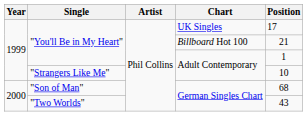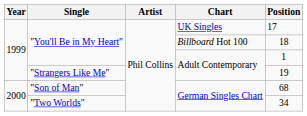(284, 42) 21 -> (284, 42) 18
(284, 73) 10 -> (284, 73) 19
(284, 103) 43 -> (284, 103) 34
